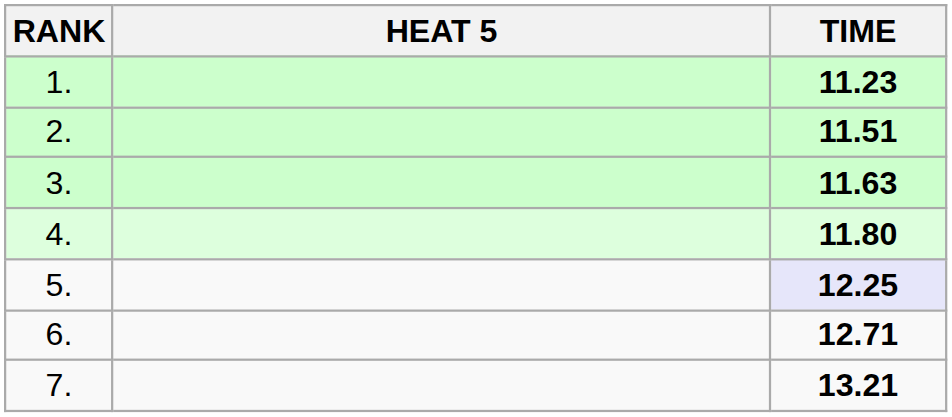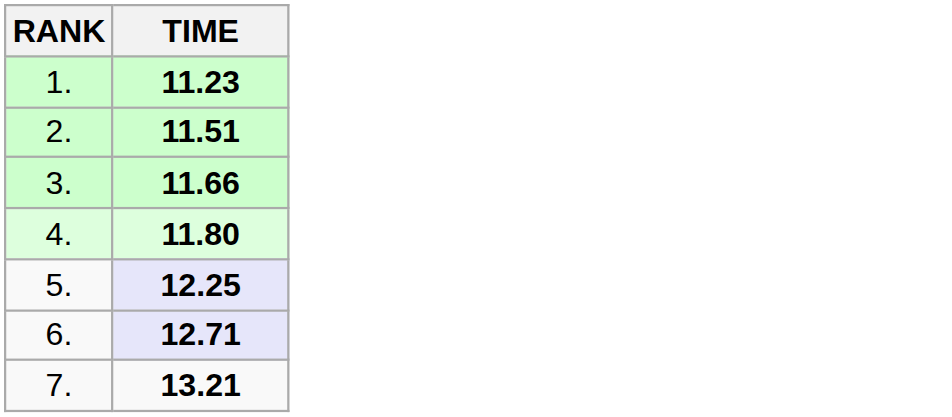- column: (442, 31)
(858, 183) 11.63 -> (201, 183) 11.66
(858, 335) no background -> (201, 335) lavender background
